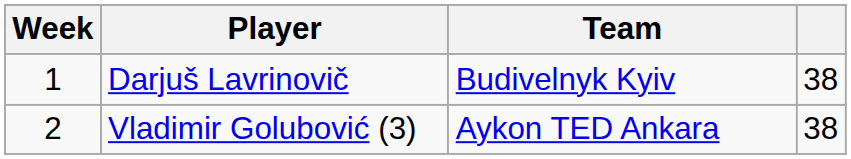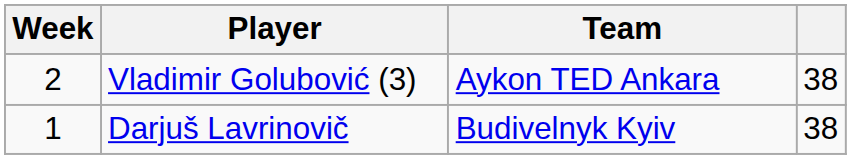rows swapped: (228, 79) <-> (262, 128)
